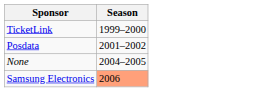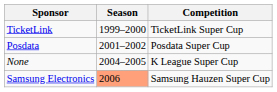+ column: (210, 12)
